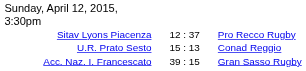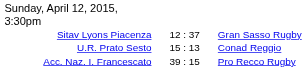(257, 35) Pro Recco Rugby -> (260, 35) Gran Sasso Rugby
(260, 61) Gran Sasso Rugby -> (257, 61) Pro Recco Rugby
